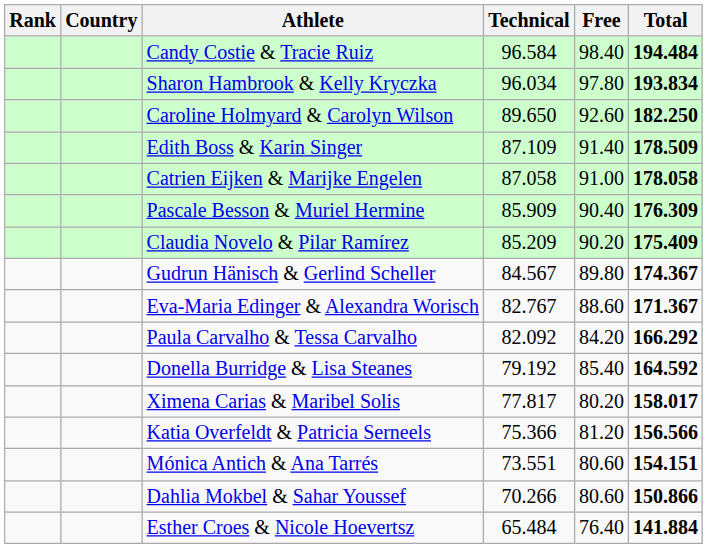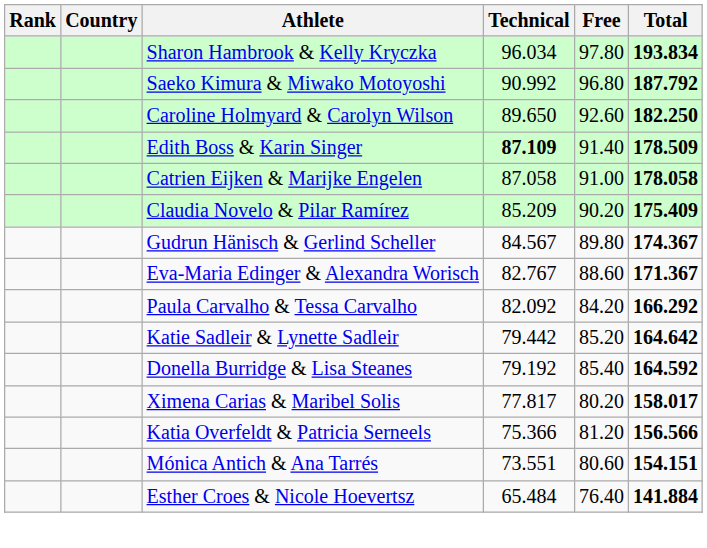- row: (260, 52)
+ row: (296, 83)
(529, 147) normal -> (529, 147) bold
- row: (285, 210)
+ row: (273, 337)
- row: (276, 496)
